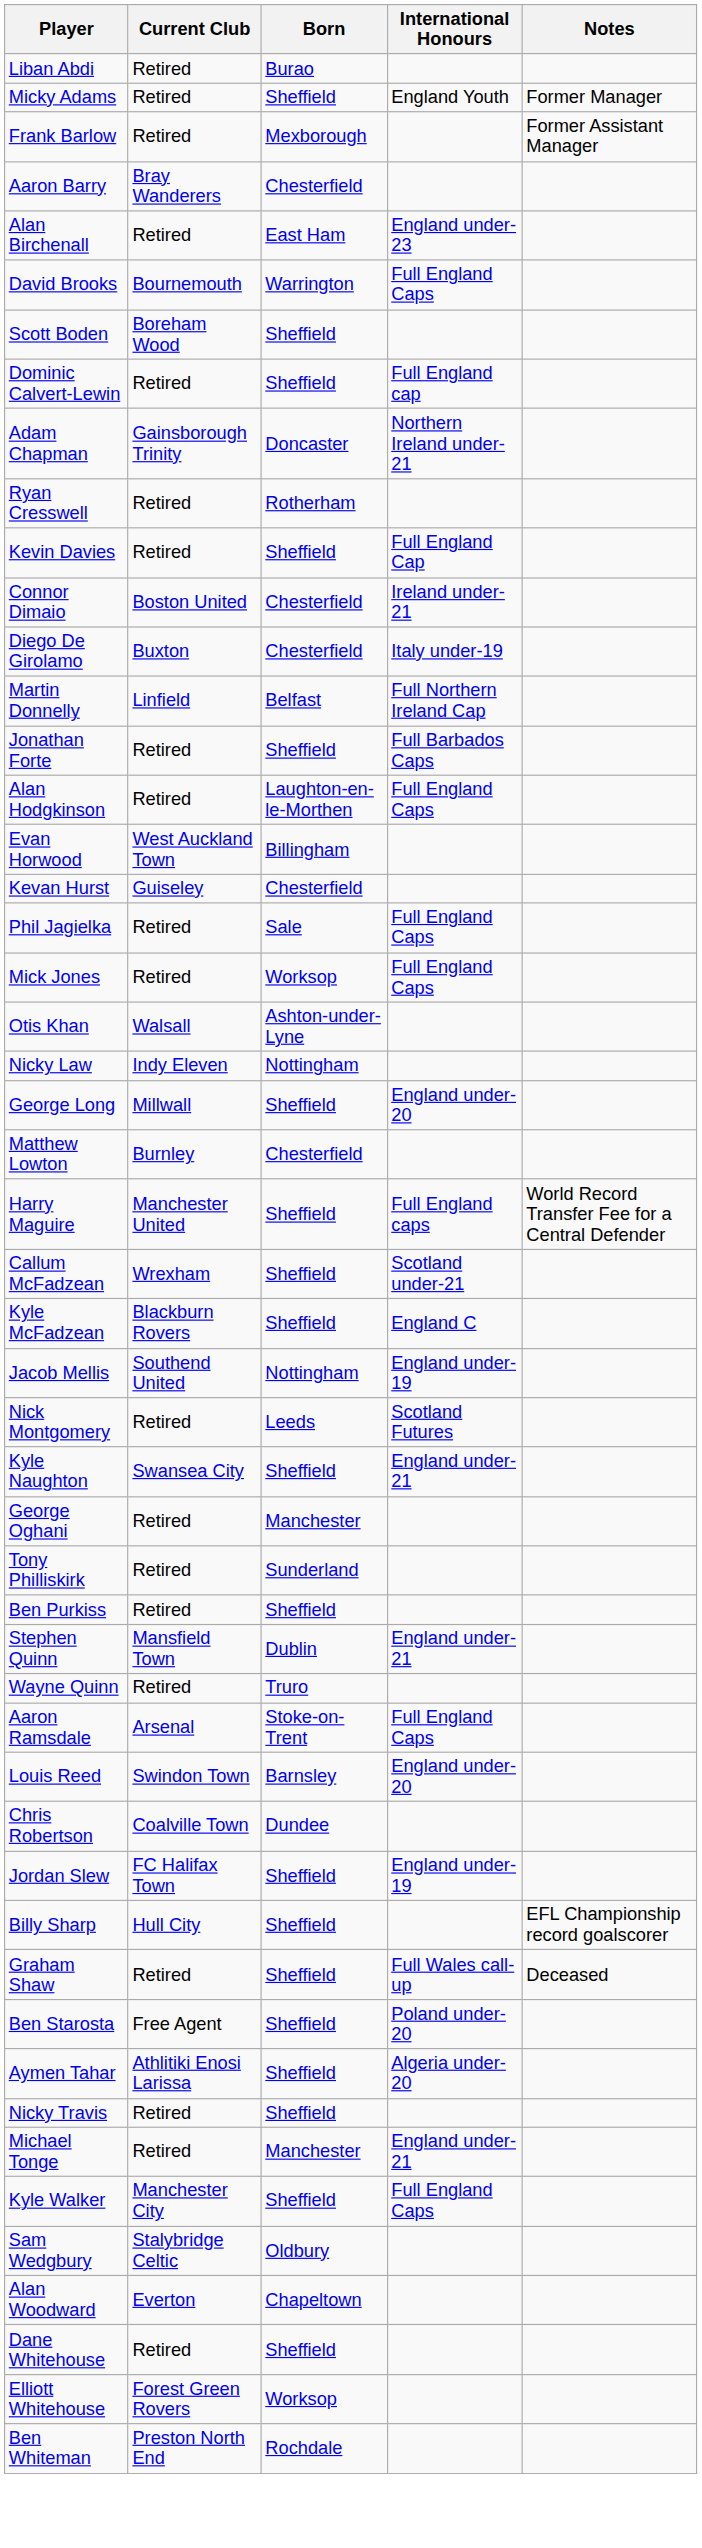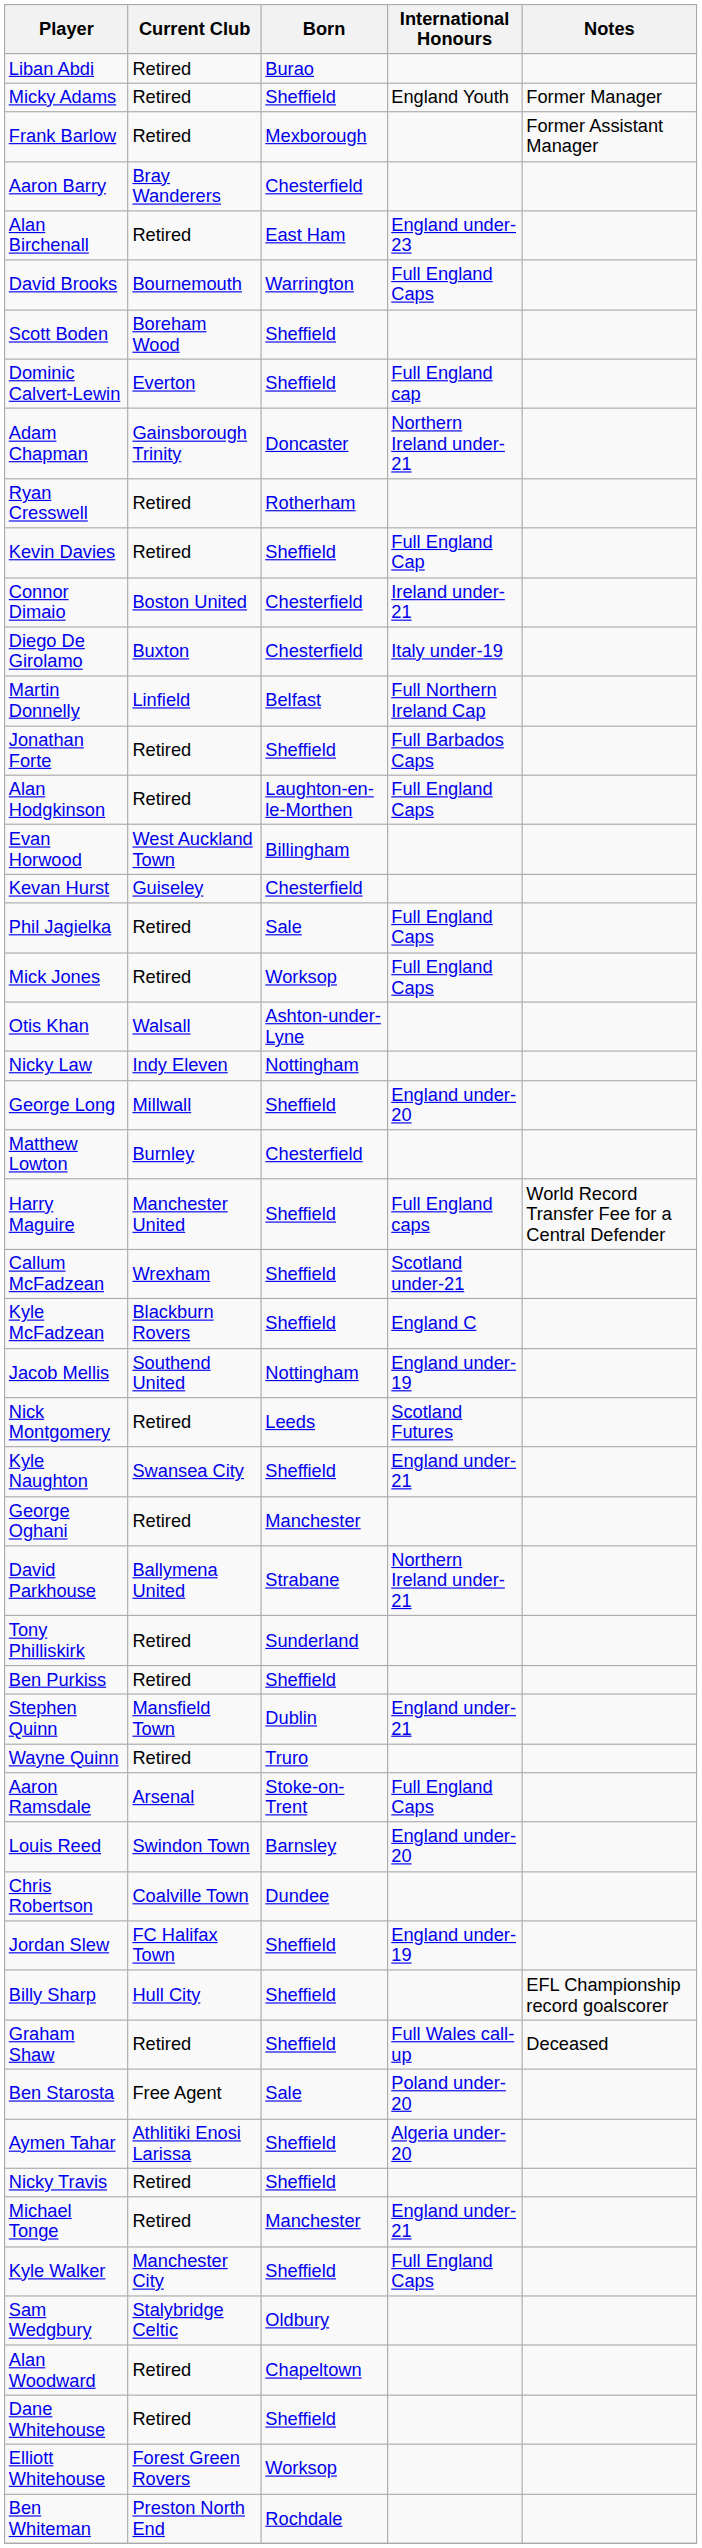(162, 383) Retired -> (164, 383) Everton
+ row: (52, 1580)
(301, 2023) Sheffield -> (284, 2093) Sale
(164, 2300) Everton -> (162, 2370) Retired
